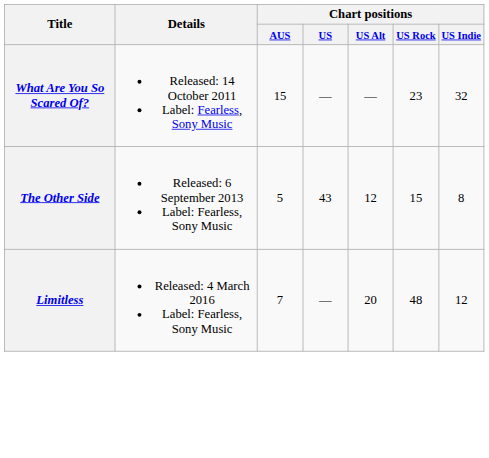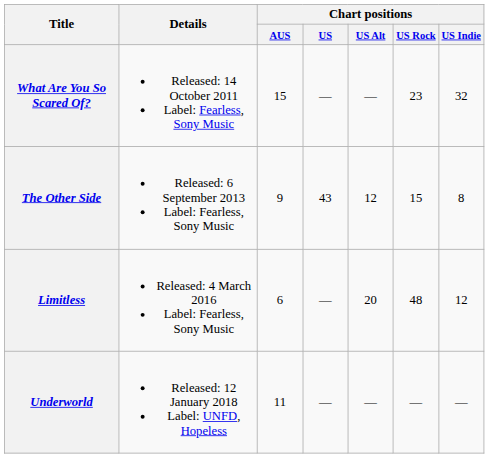(280, 197) 5 -> (280, 197) 9
(280, 300) 7 -> (280, 300) 6
+ row: (62, 402)
